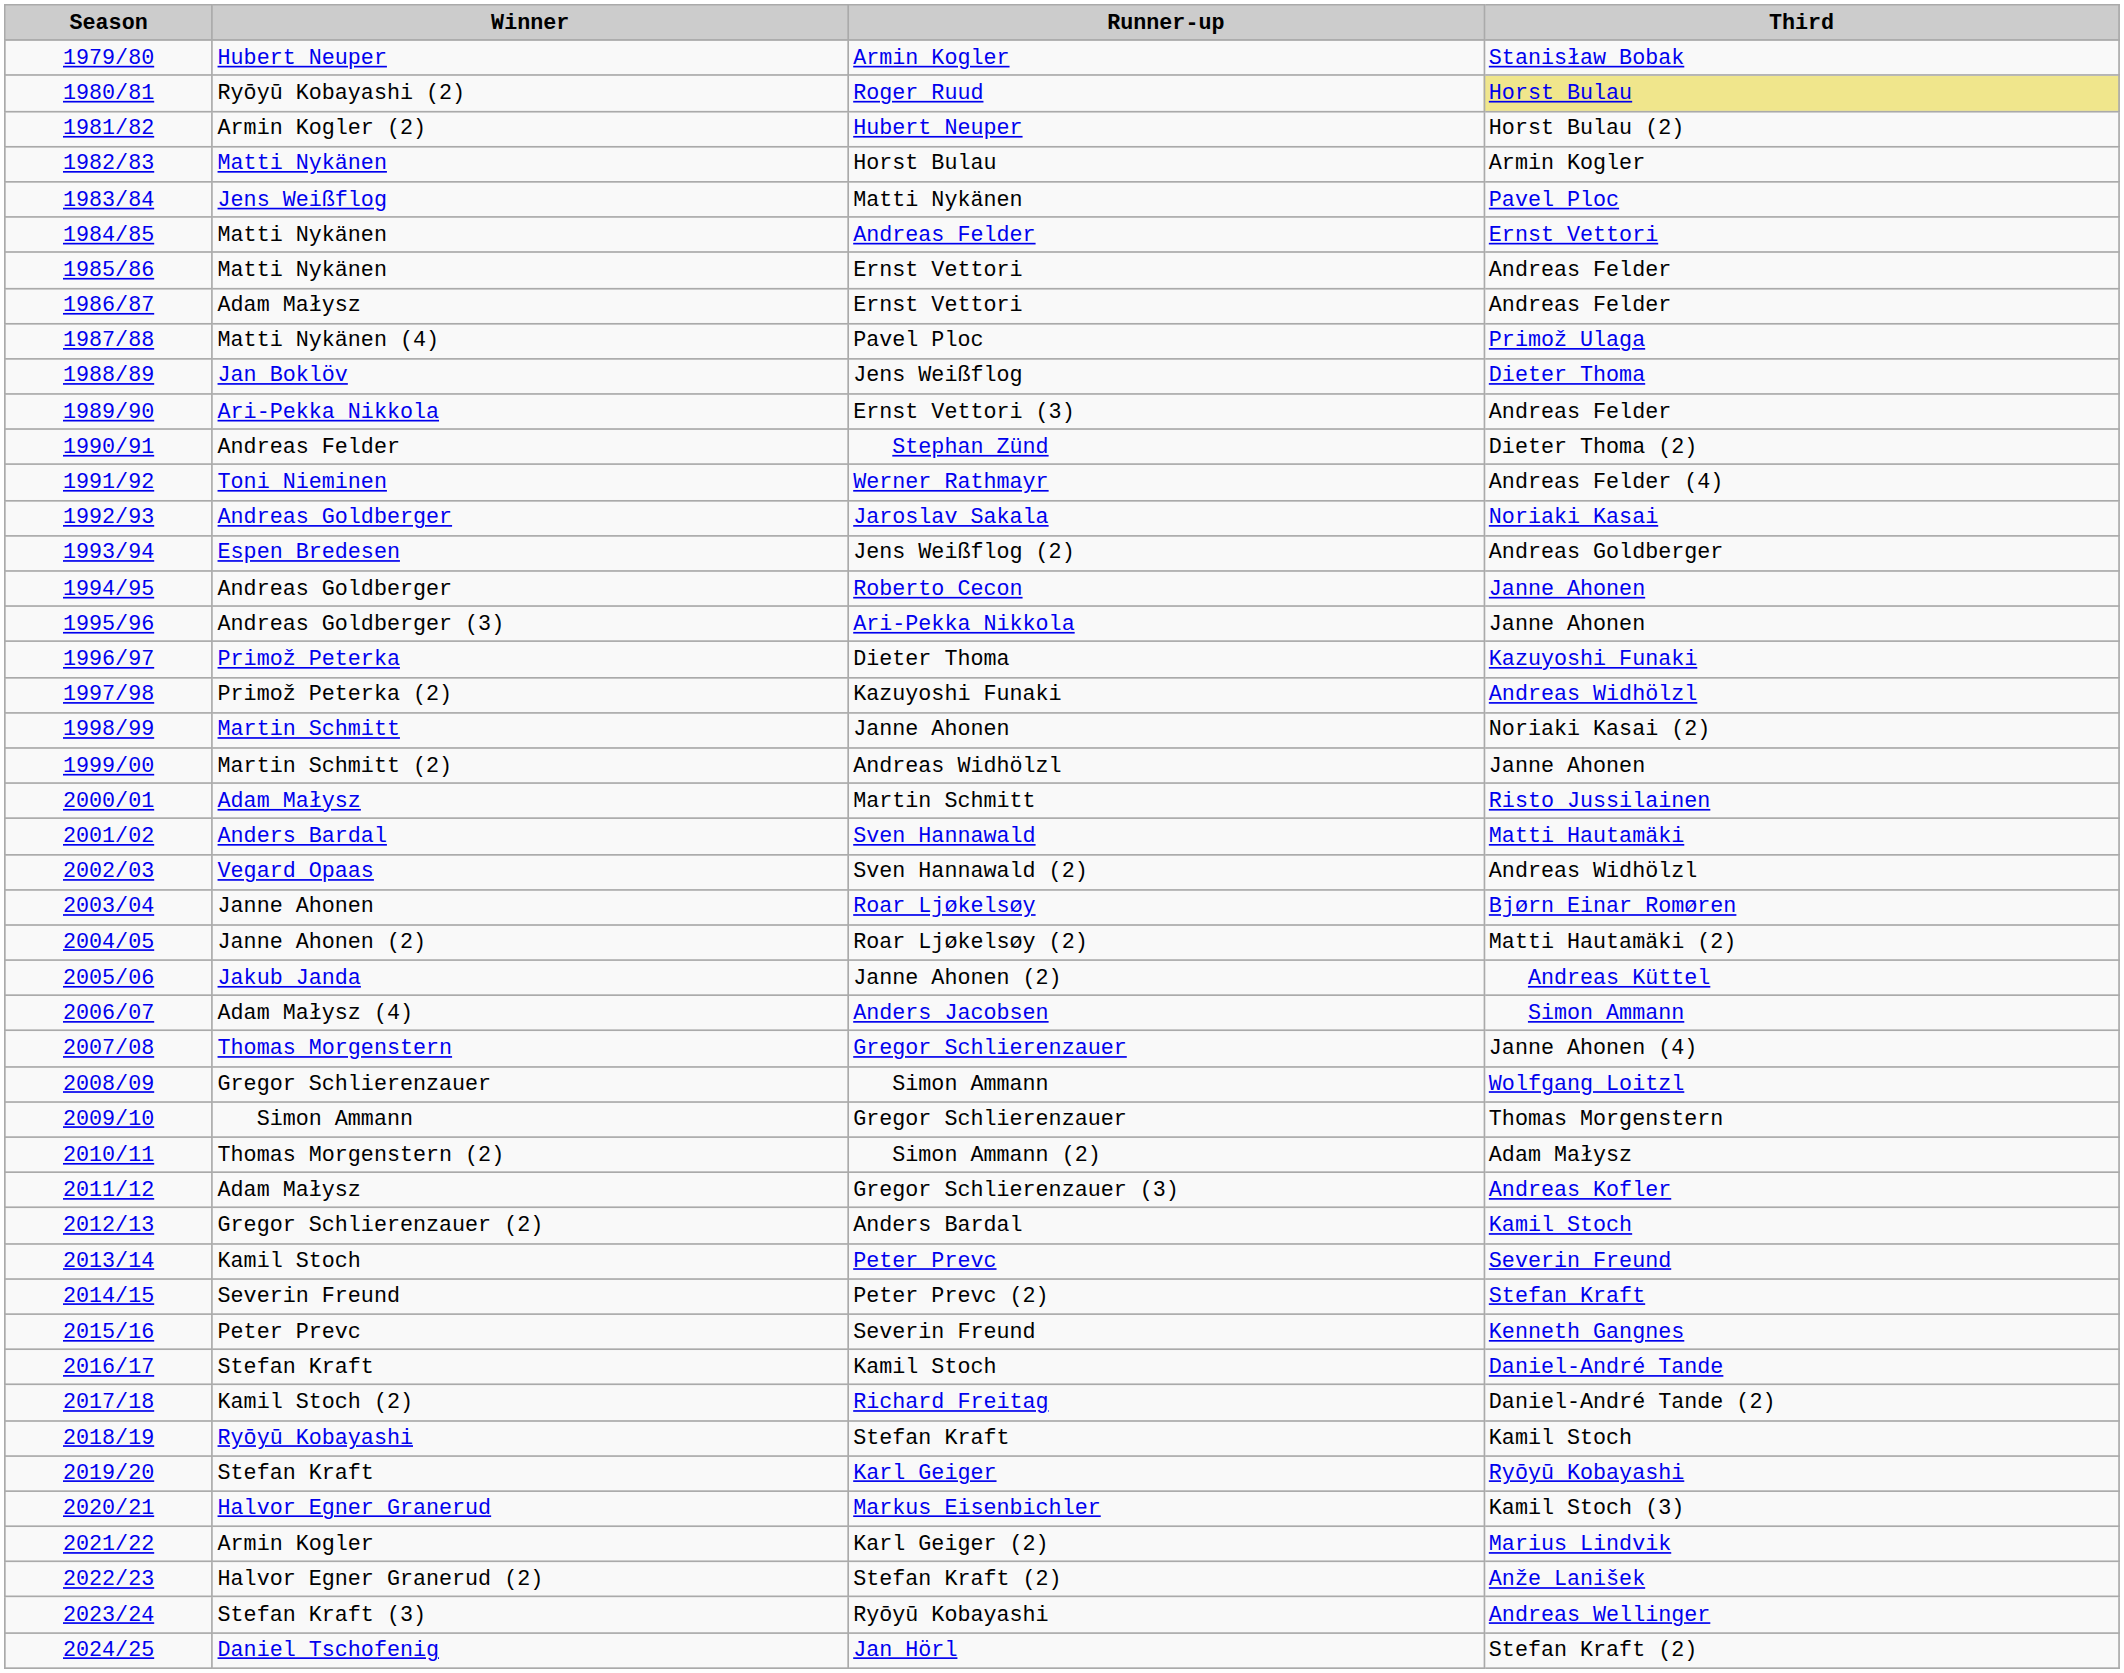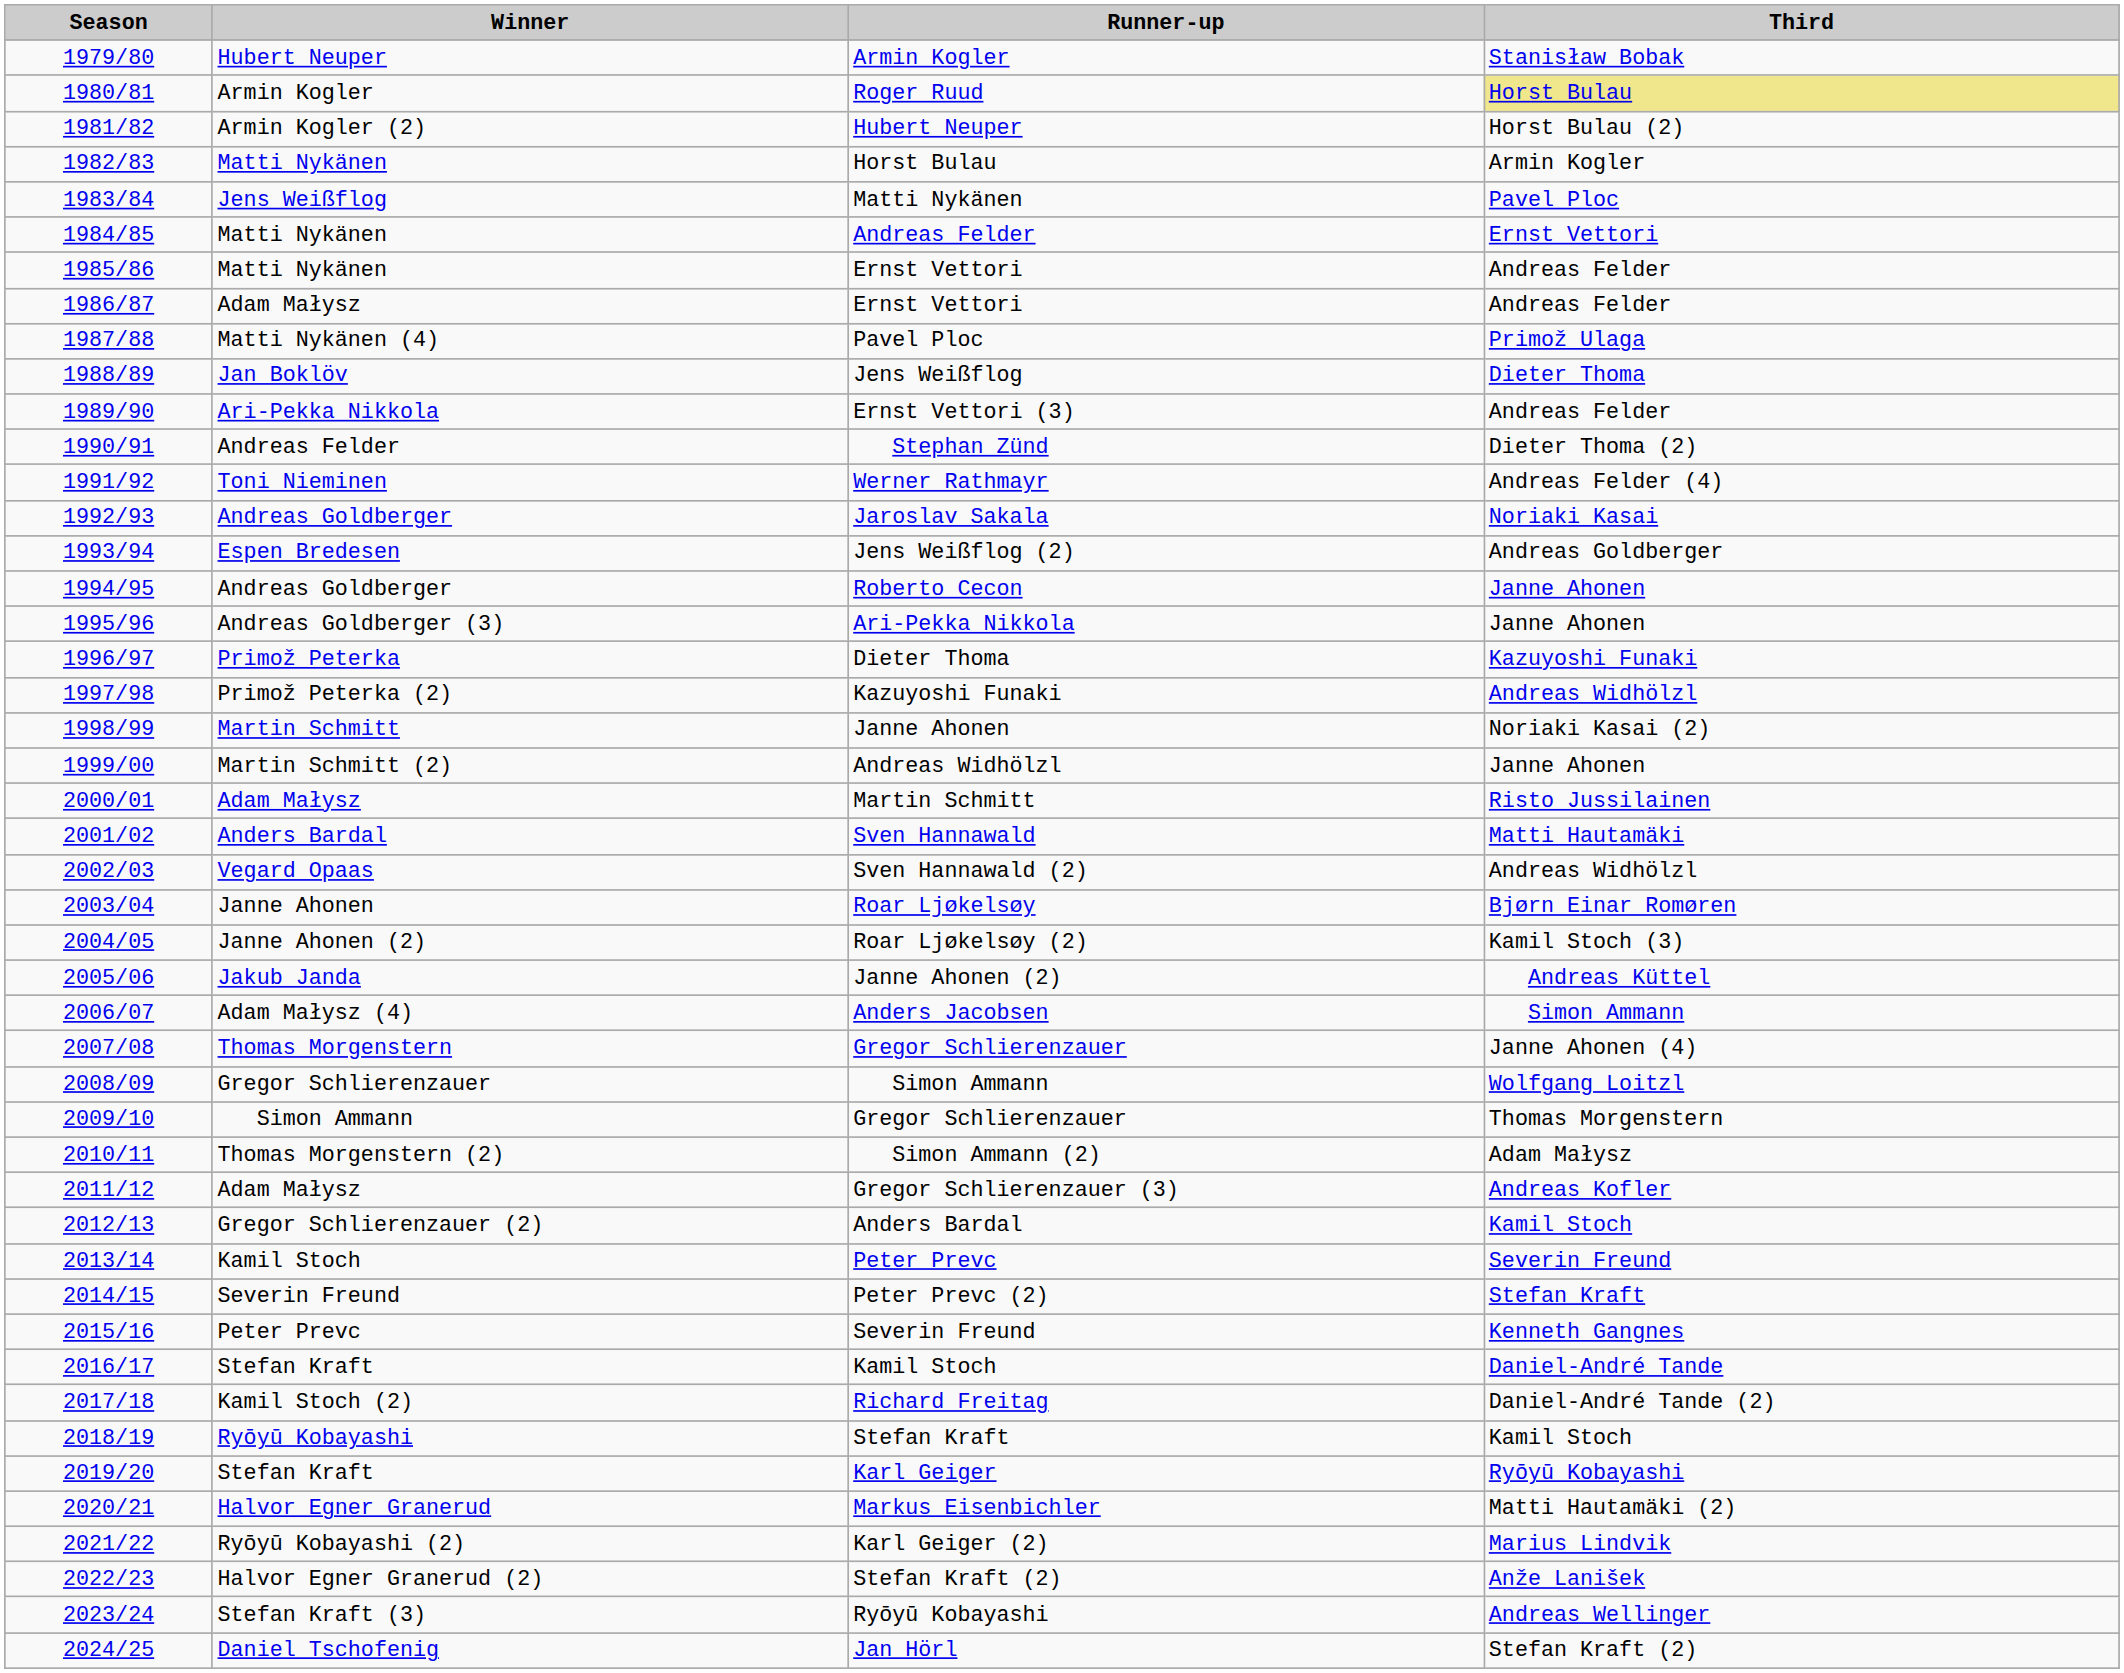(341, 93) Ryōyū Kobayashi (2) -> (296, 93) Armin Kogler
(1613, 942) Matti Hautamäki (2) -> (1587, 942) Kamil Stoch (3)
(1587, 1509) Kamil Stoch (3) -> (1613, 1509) Matti Hautamäki (2)
(296, 1544) Armin Kogler -> (341, 1544) Ryōyū Kobayashi (2)
